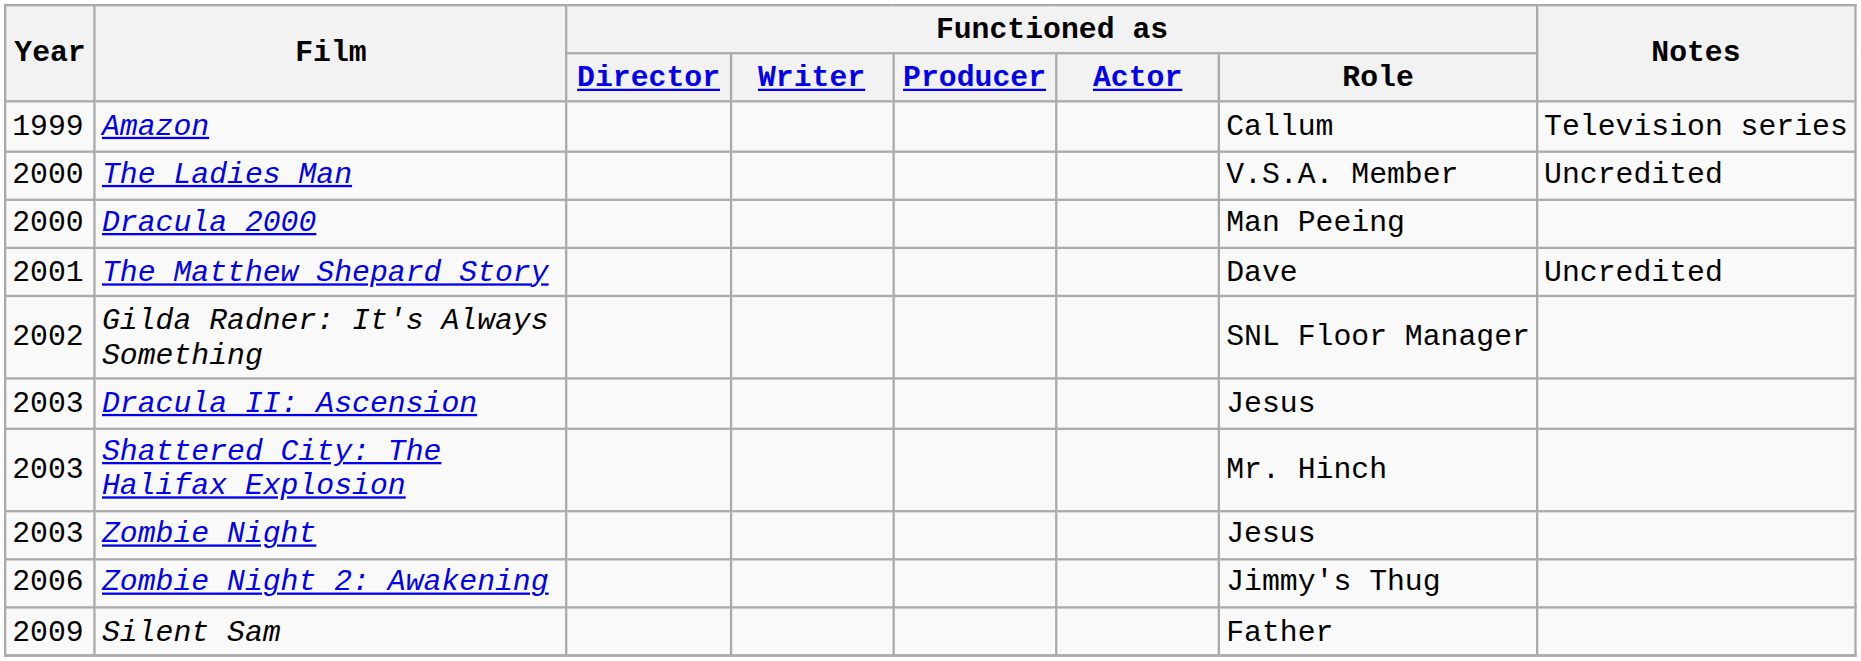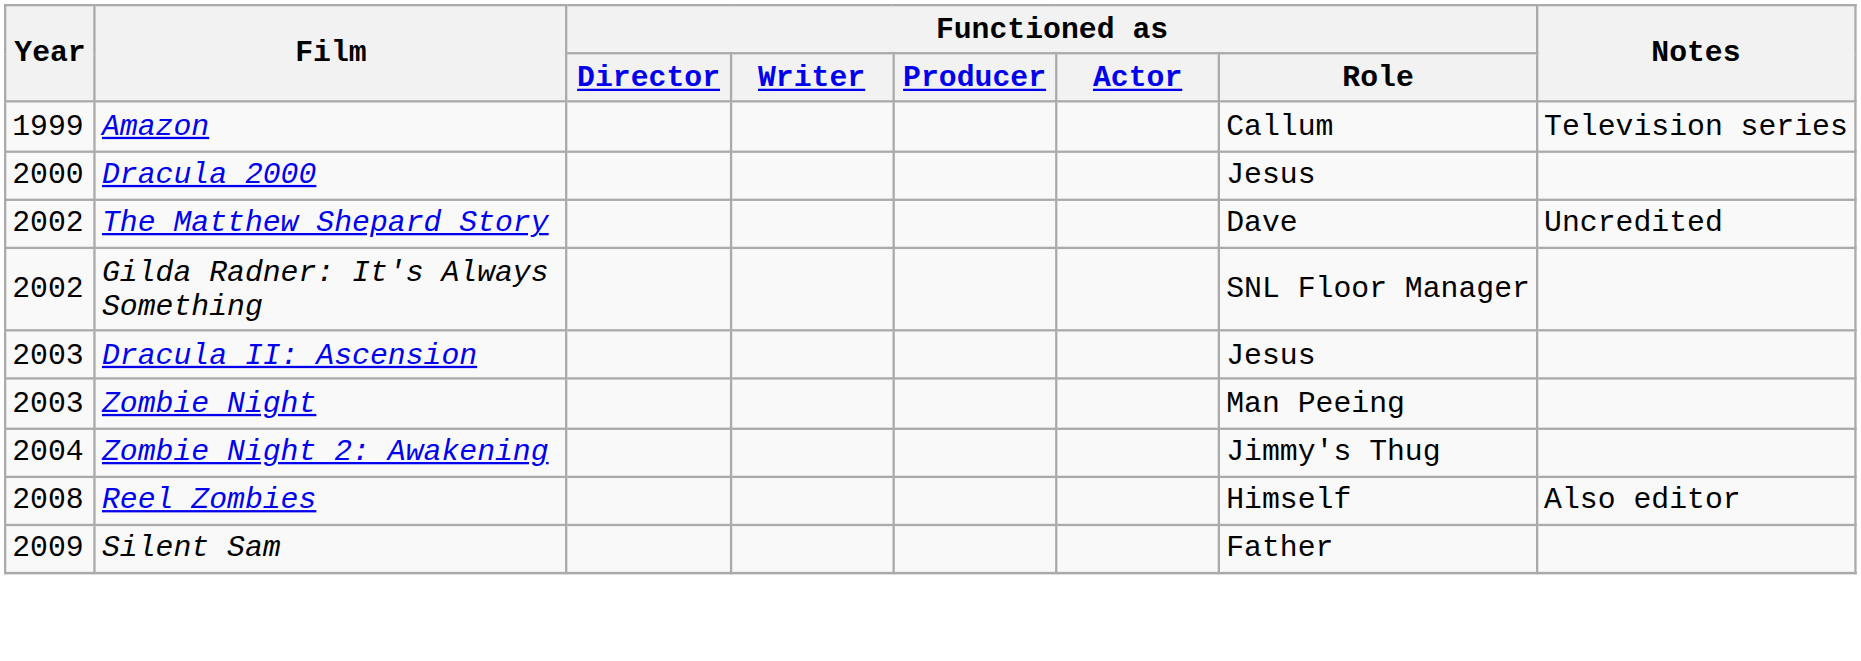- row: (227, 175)
(1316, 223) Man Peeing -> (1271, 175) Jesus
(48, 272) 2001 -> (48, 223) 2002
- row: (272, 469)
(1271, 535) Jesus -> (1316, 403) Man Peeing
(48, 583) 2006 -> (48, 452) 2004
+ row: (209, 500)
